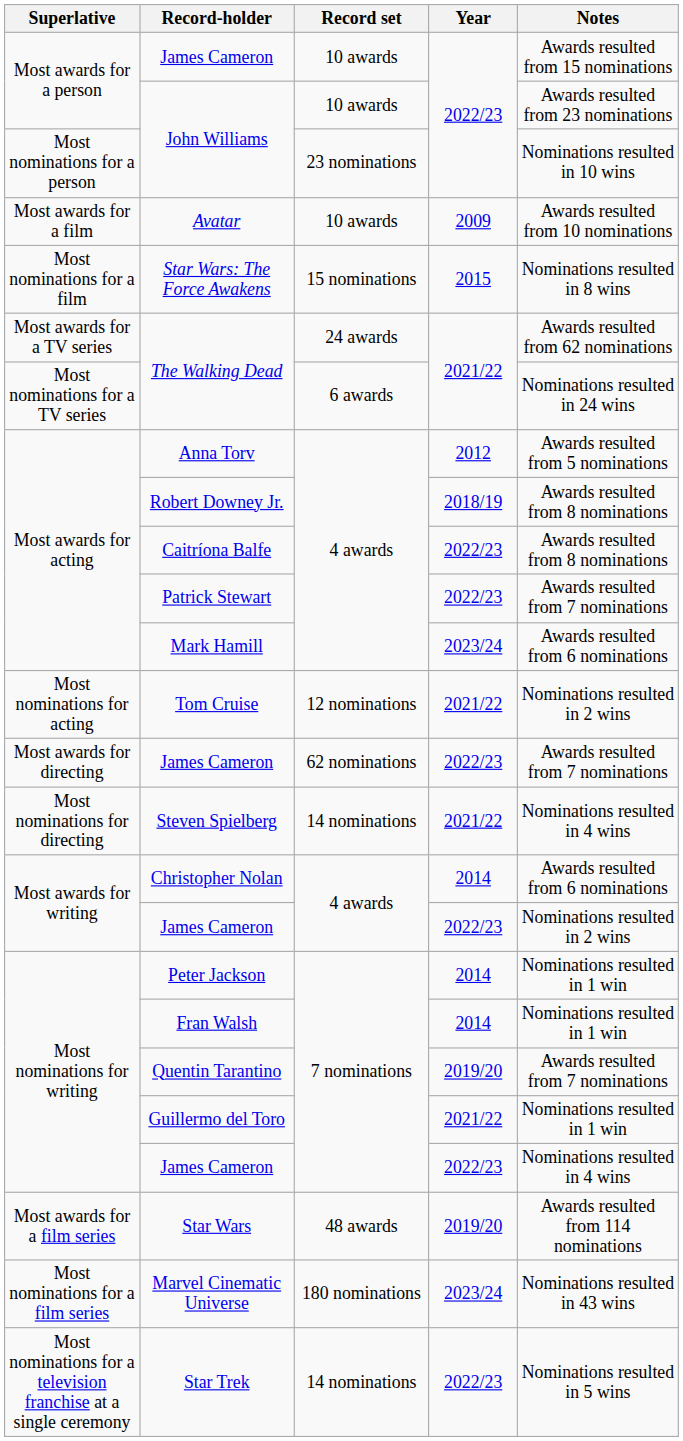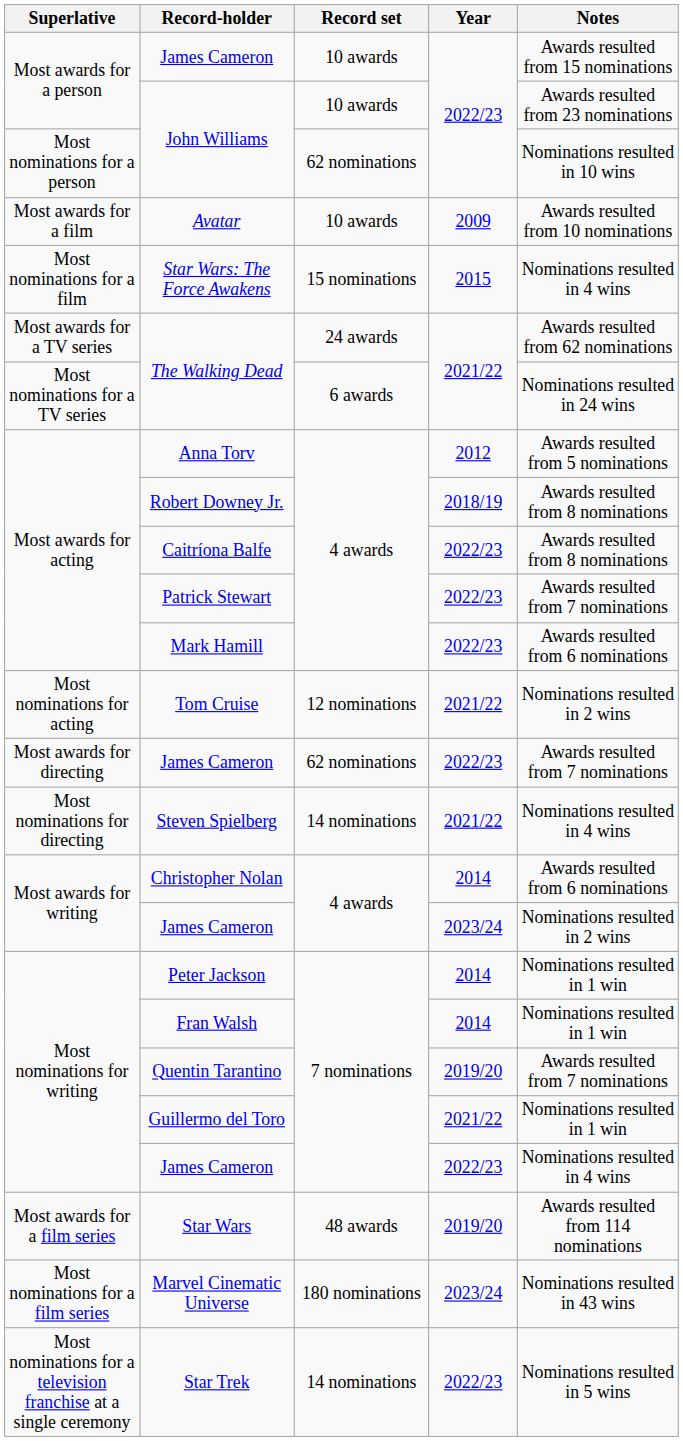(361, 163) 23 nominations -> (361, 163) 62 nominations
(598, 279) Nominations resulted in 8 wins -> (598, 279) Nominations resulted in 4 wins
(473, 646) 2023/24 -> (473, 646) 2022/23
(473, 926) 2022/23 -> (473, 926) 2023/24
